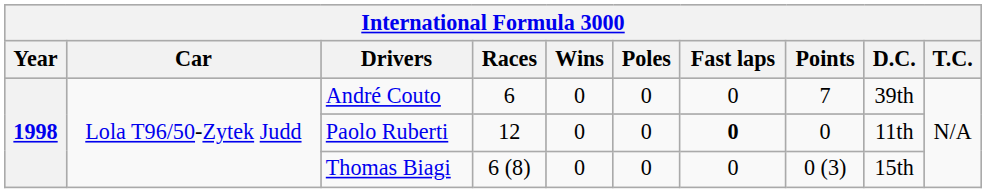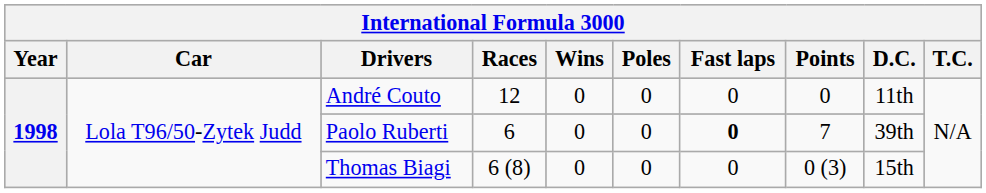(509, 95) 6 -> (509, 95) 12
(825, 95) 7 -> (825, 95) 0
(894, 95) 39th -> (894, 95) 11th
(509, 132) 12 -> (509, 132) 6
(825, 132) 0 -> (825, 132) 7
(894, 132) 11th -> (894, 132) 39th
